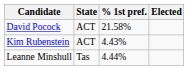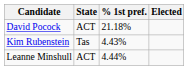(116, 27) 21.58% -> (116, 27) 21.18%
(86, 42) ACT -> (83, 42) Tas
(83, 57) Tas -> (86, 57) ACT
